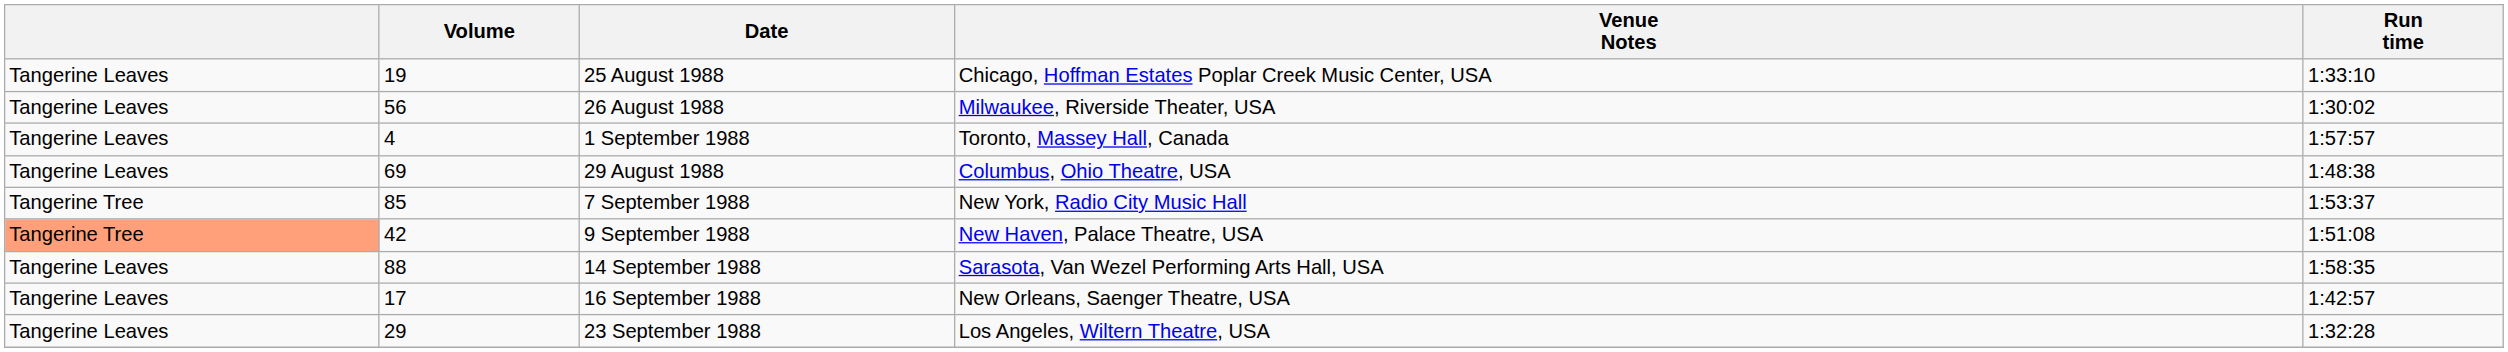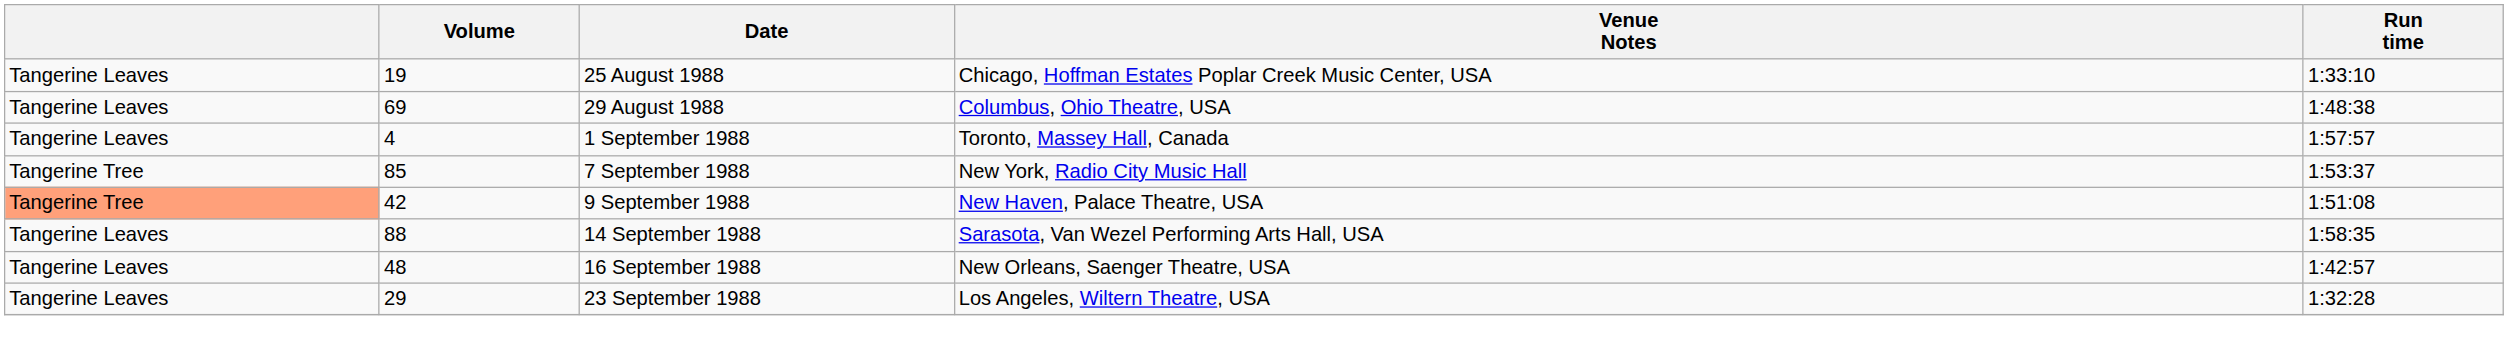- row: (654, 107)
rows swapped: (654, 171) <-> (667, 139)
(395, 298) 17 -> (395, 266) 48
